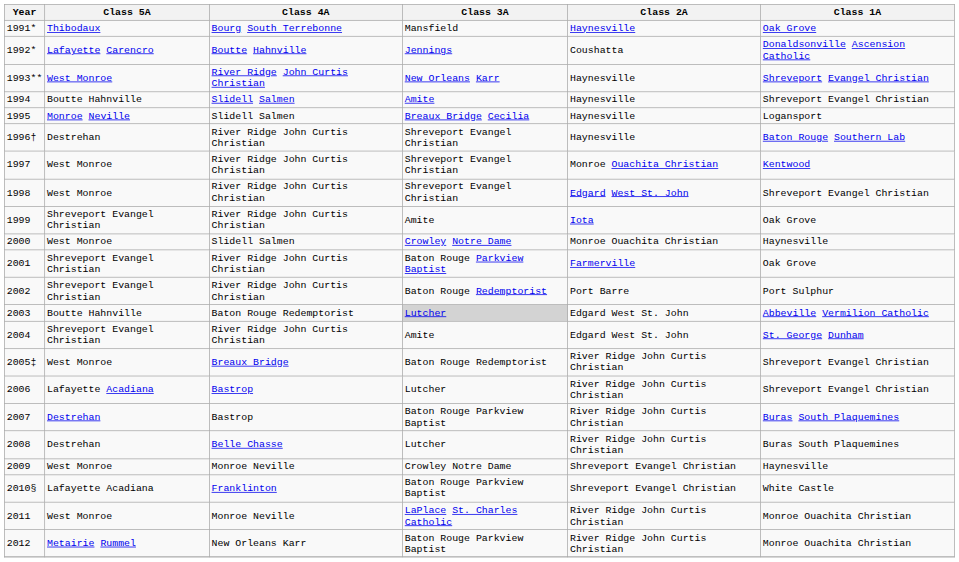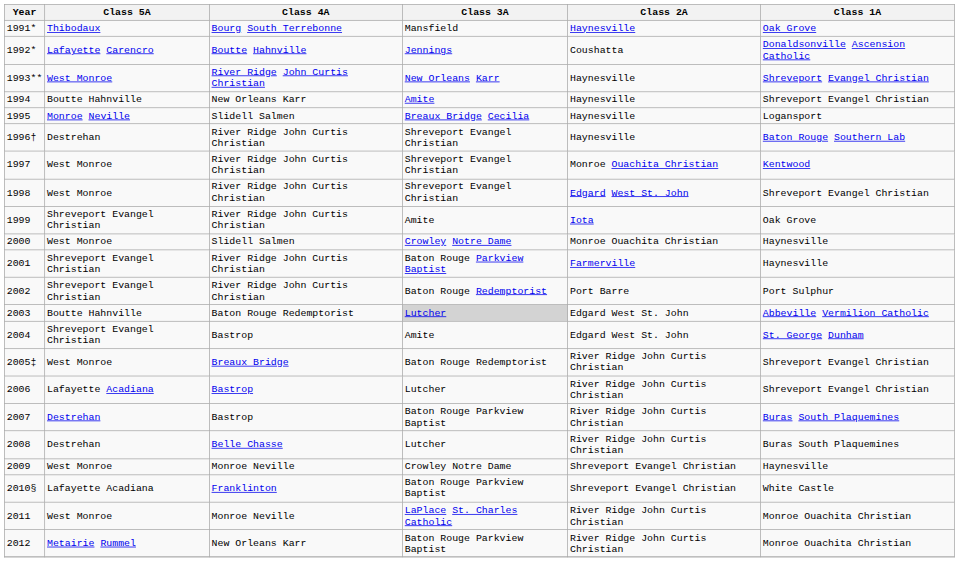(253, 100) Slidell Salmen -> (259, 100) New Orleans Karr
(790, 264) Oak Grove -> (795, 264) Haynesville
(280, 335) River Ridge John Curtis Christian -> (232, 335) Bastrop
